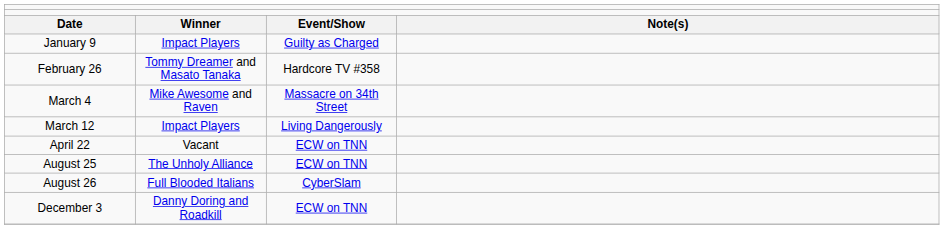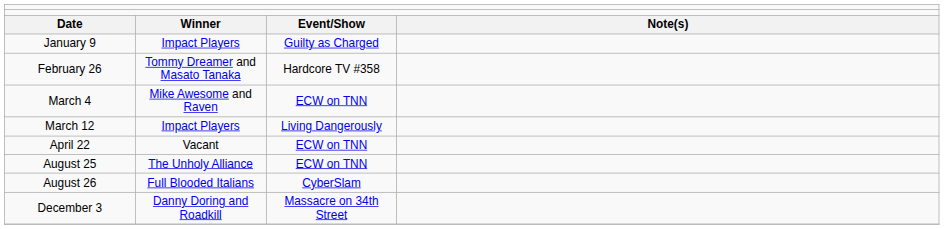(331, 101) Massacre on 34th Street -> (331, 101) ECW on TNN
(331, 208) ECW on TNN -> (331, 208) Massacre on 34th Street
